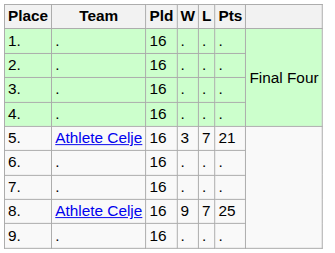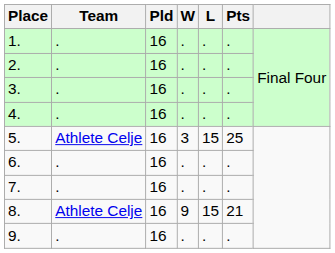(206, 138) 7 -> (211, 138) 15
(227, 138) 21 -> (235, 138) 25
(206, 211) 7 -> (211, 211) 15
(227, 211) 25 -> (235, 211) 21
